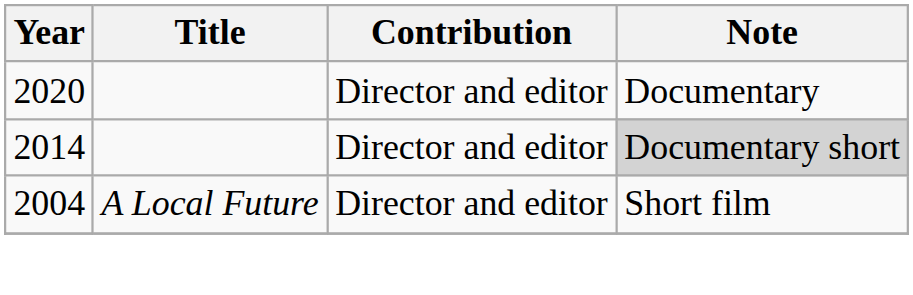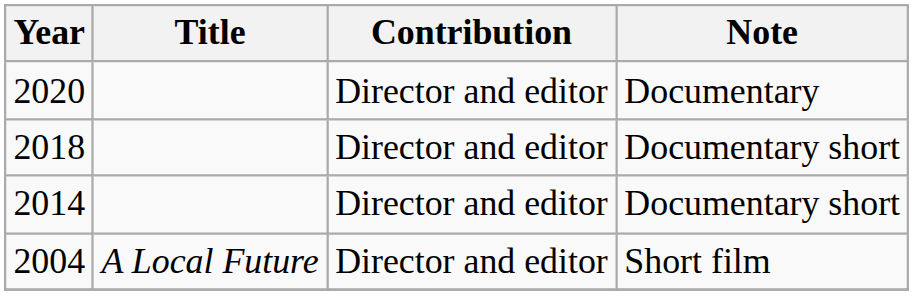+ row: (49, 146)
(762, 146) lightgrey background -> (762, 203) no background
